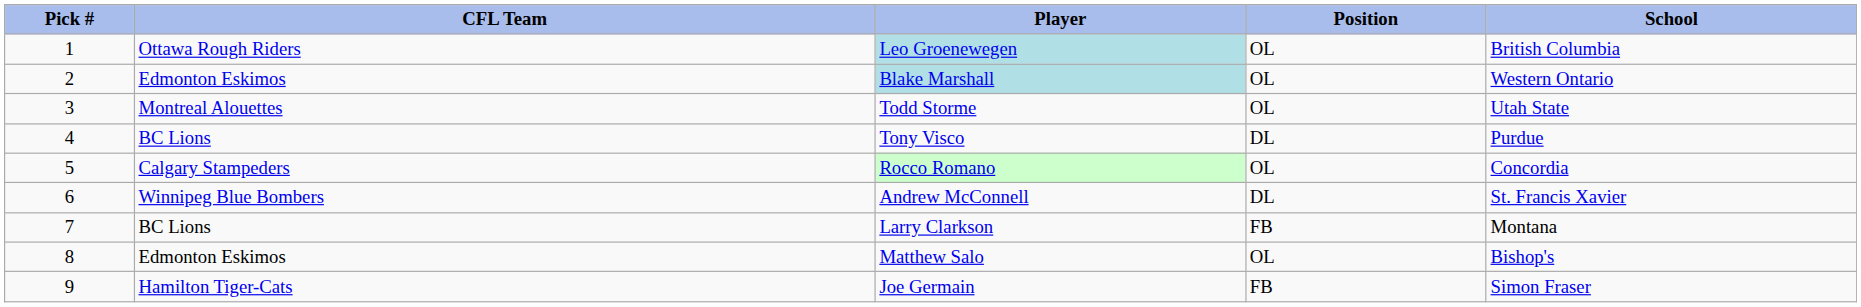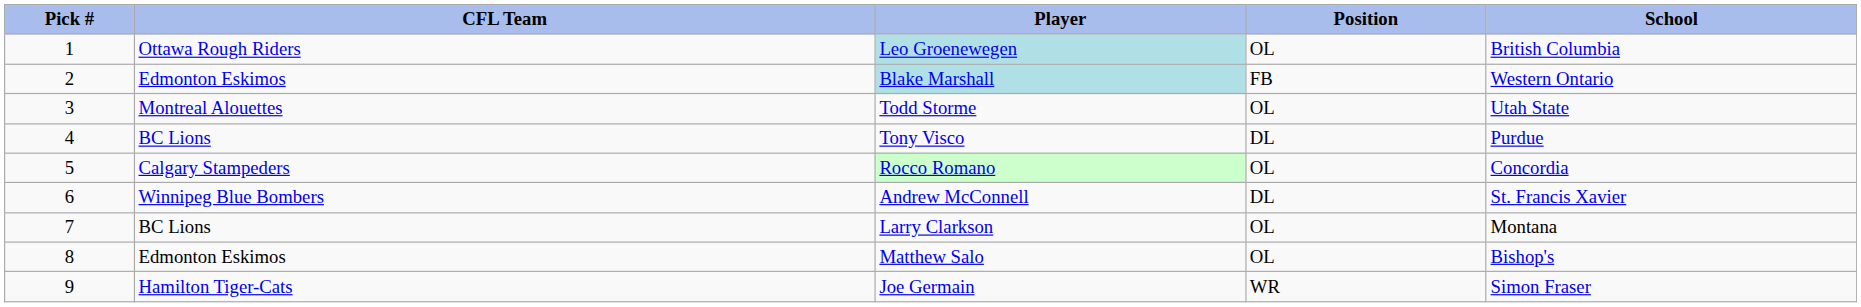(1262, 78) OL -> (1261, 78) FB
(1261, 227) FB -> (1262, 227) OL
(1261, 286) FB -> (1265, 286) WR
